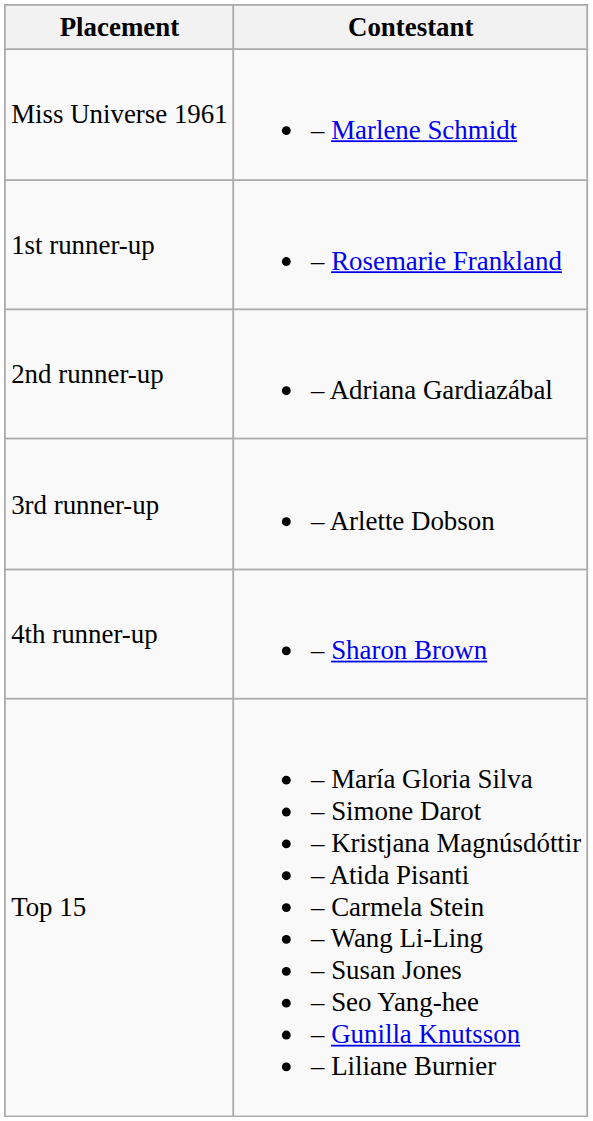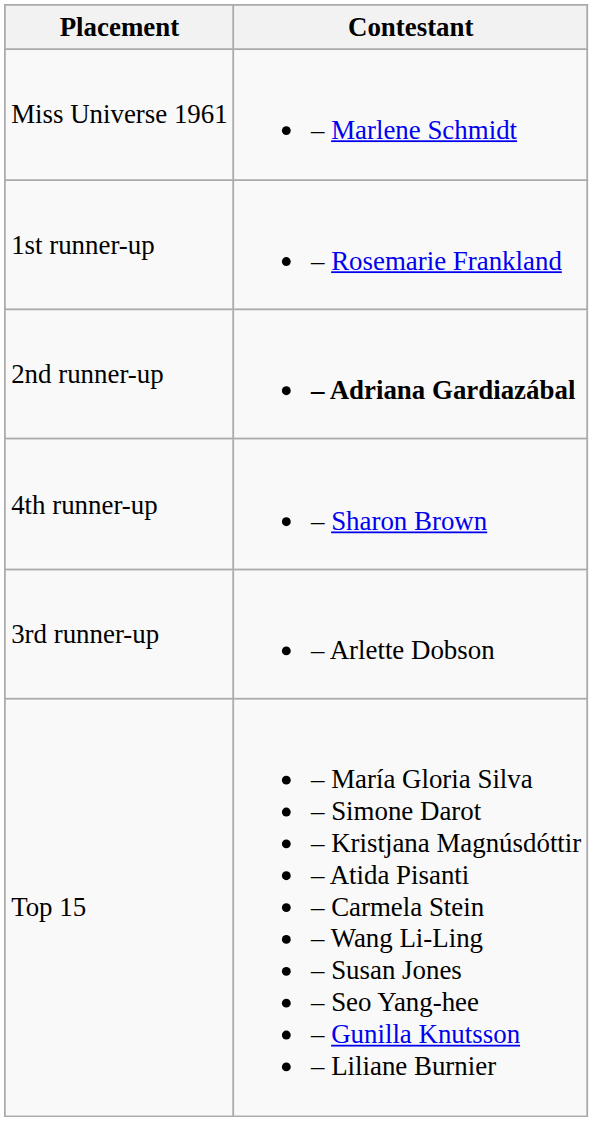(411, 390) normal -> (411, 390) bold
rows swapped: (85, 503) <-> (84, 633)
